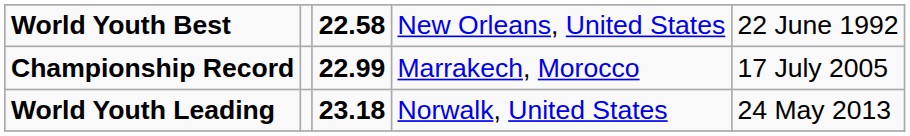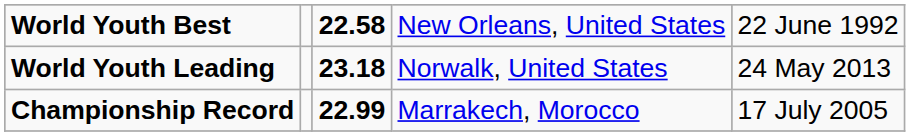rows swapped: (153, 67) <-> (143, 109)
